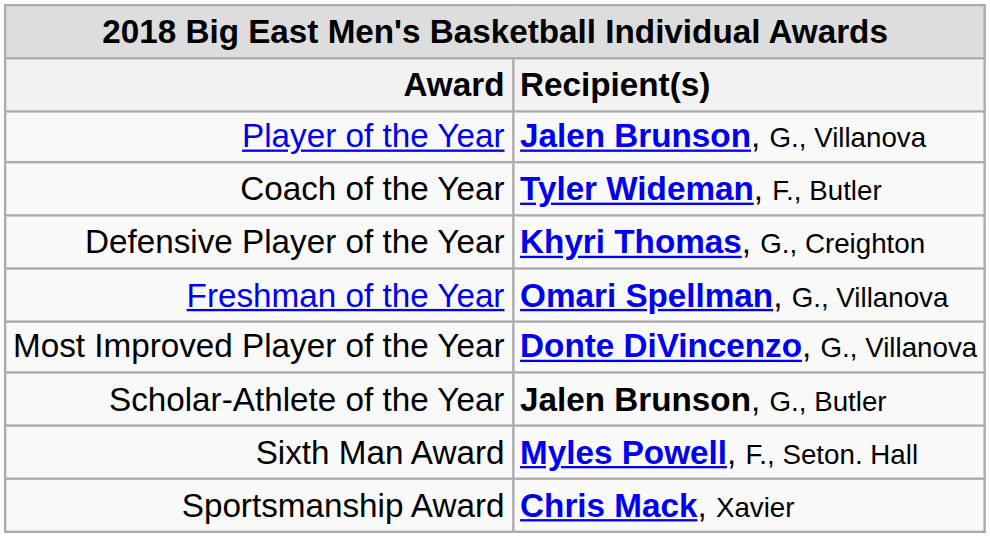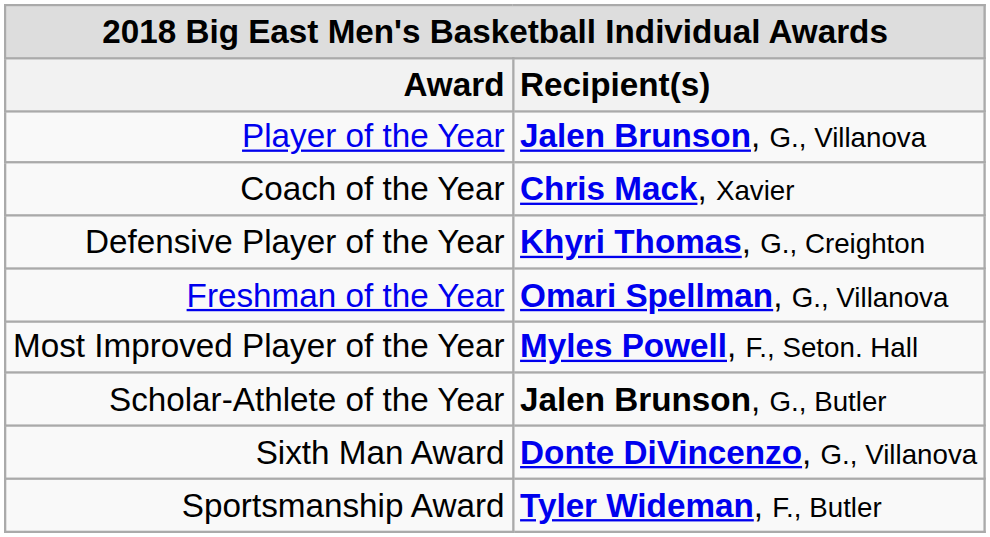(701, 189) Tyler Wideman, F., Butler -> (657, 189) Chris Mack, Xavier
(749, 347) Donte DiVincenzo, G., Villanova -> (719, 347) Myles Powell, F., Seton. Hall
(719, 452) Myles Powell, F., Seton. Hall -> (749, 452) Donte DiVincenzo, G., Villanova
(657, 505) Chris Mack, Xavier -> (701, 505) Tyler Wideman, F., Butler
